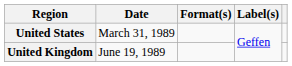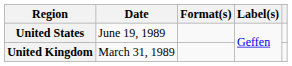(137, 33) March 31, 1989 -> (132, 33) June 19, 1989
(132, 52) June 19, 1989 -> (137, 52) March 31, 1989
